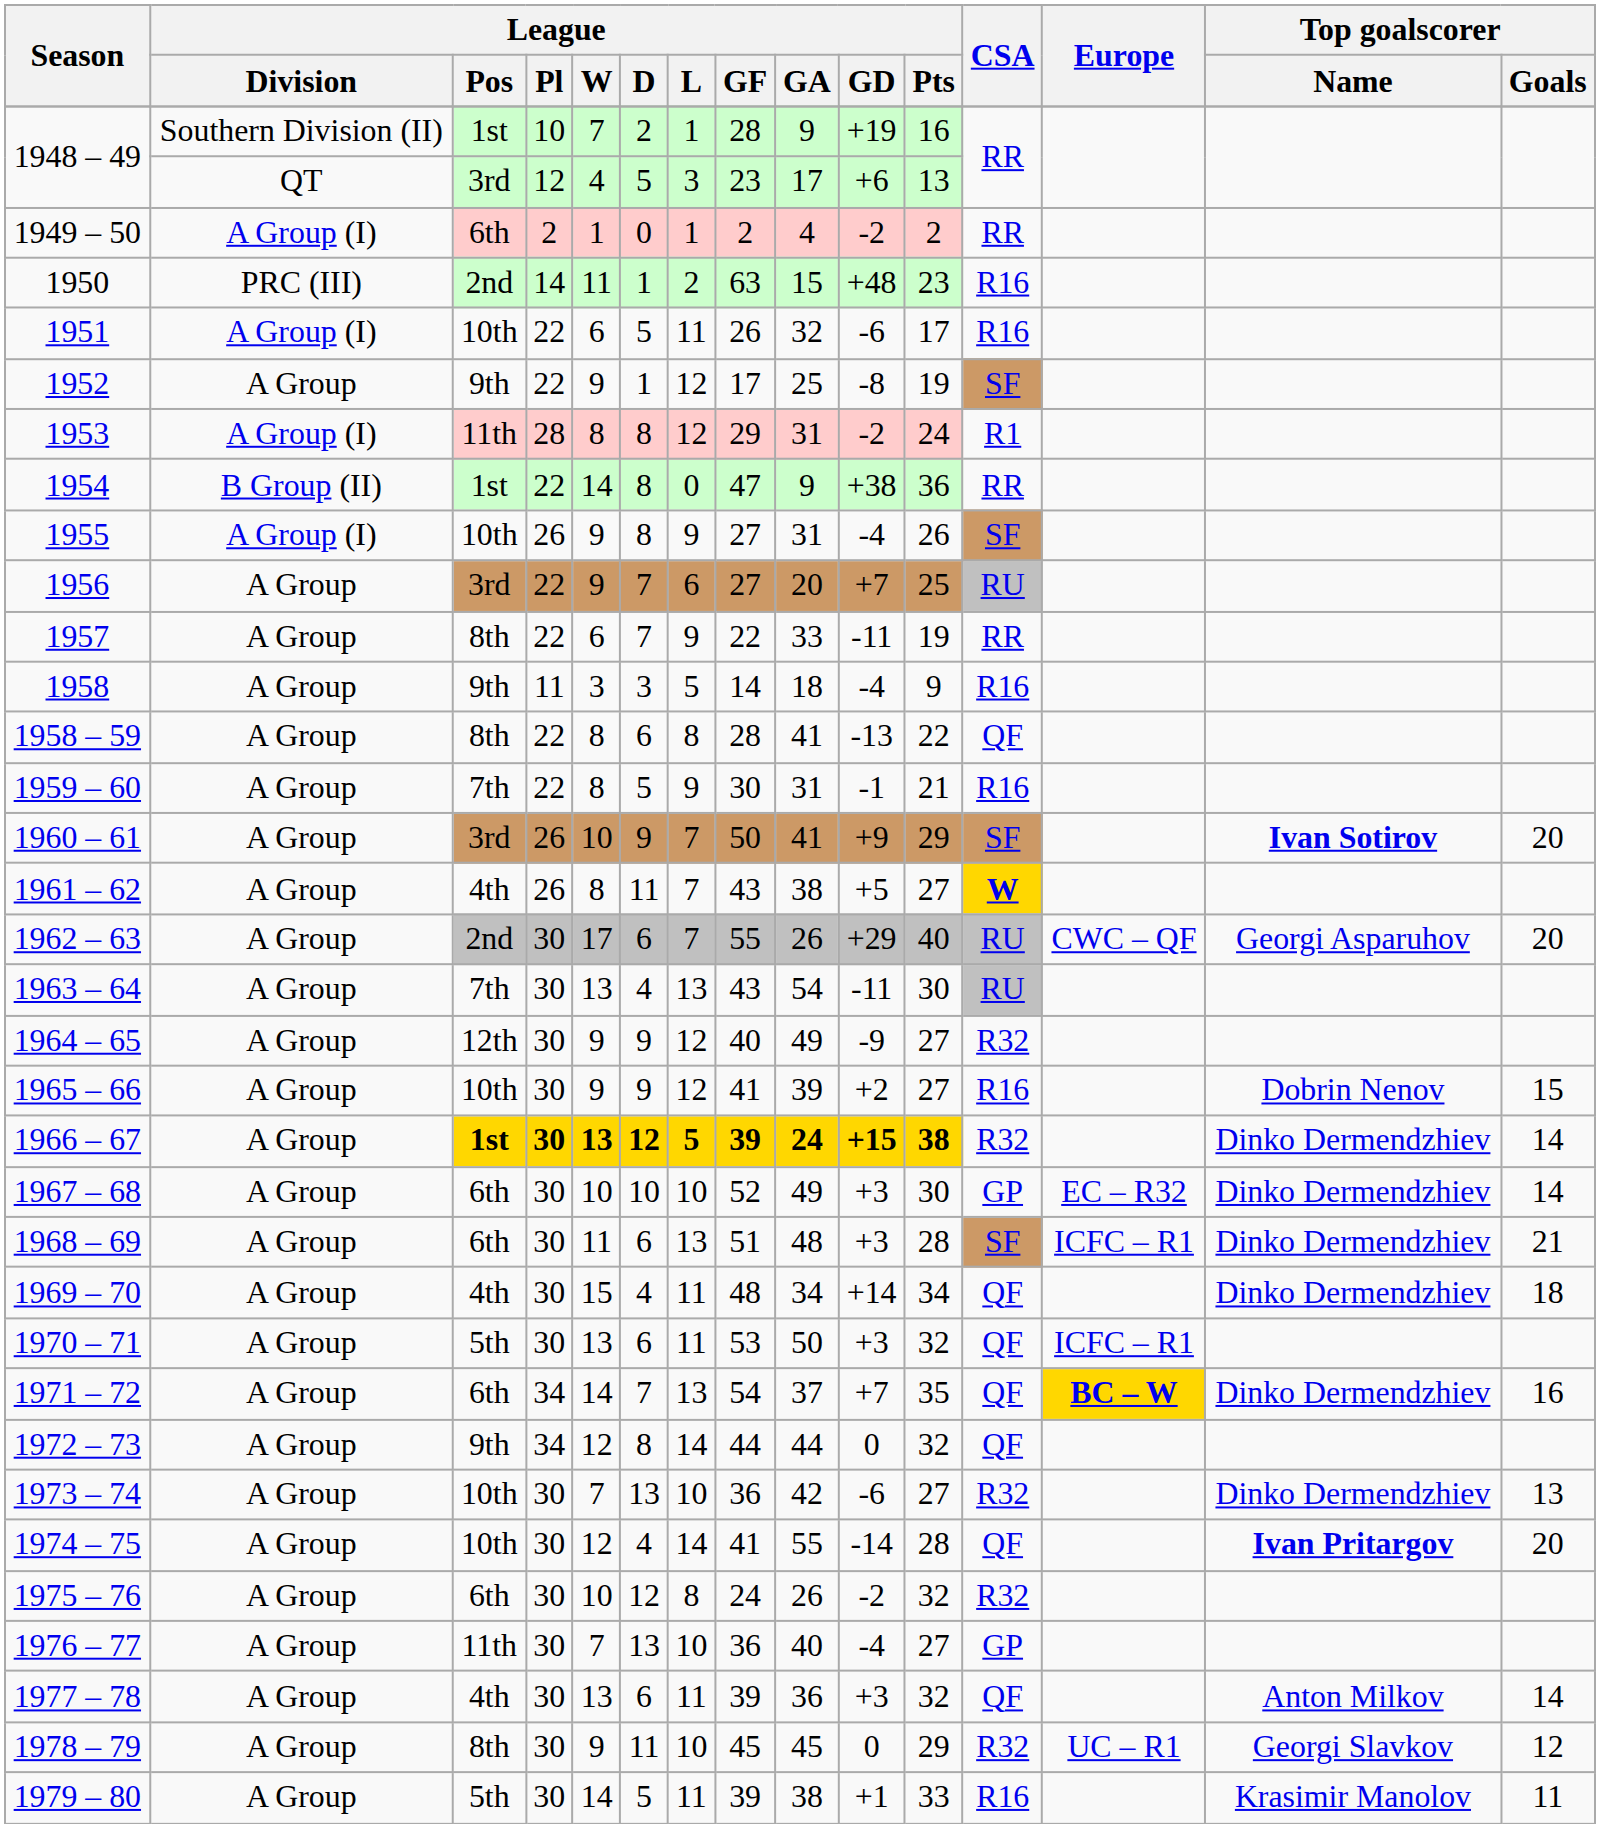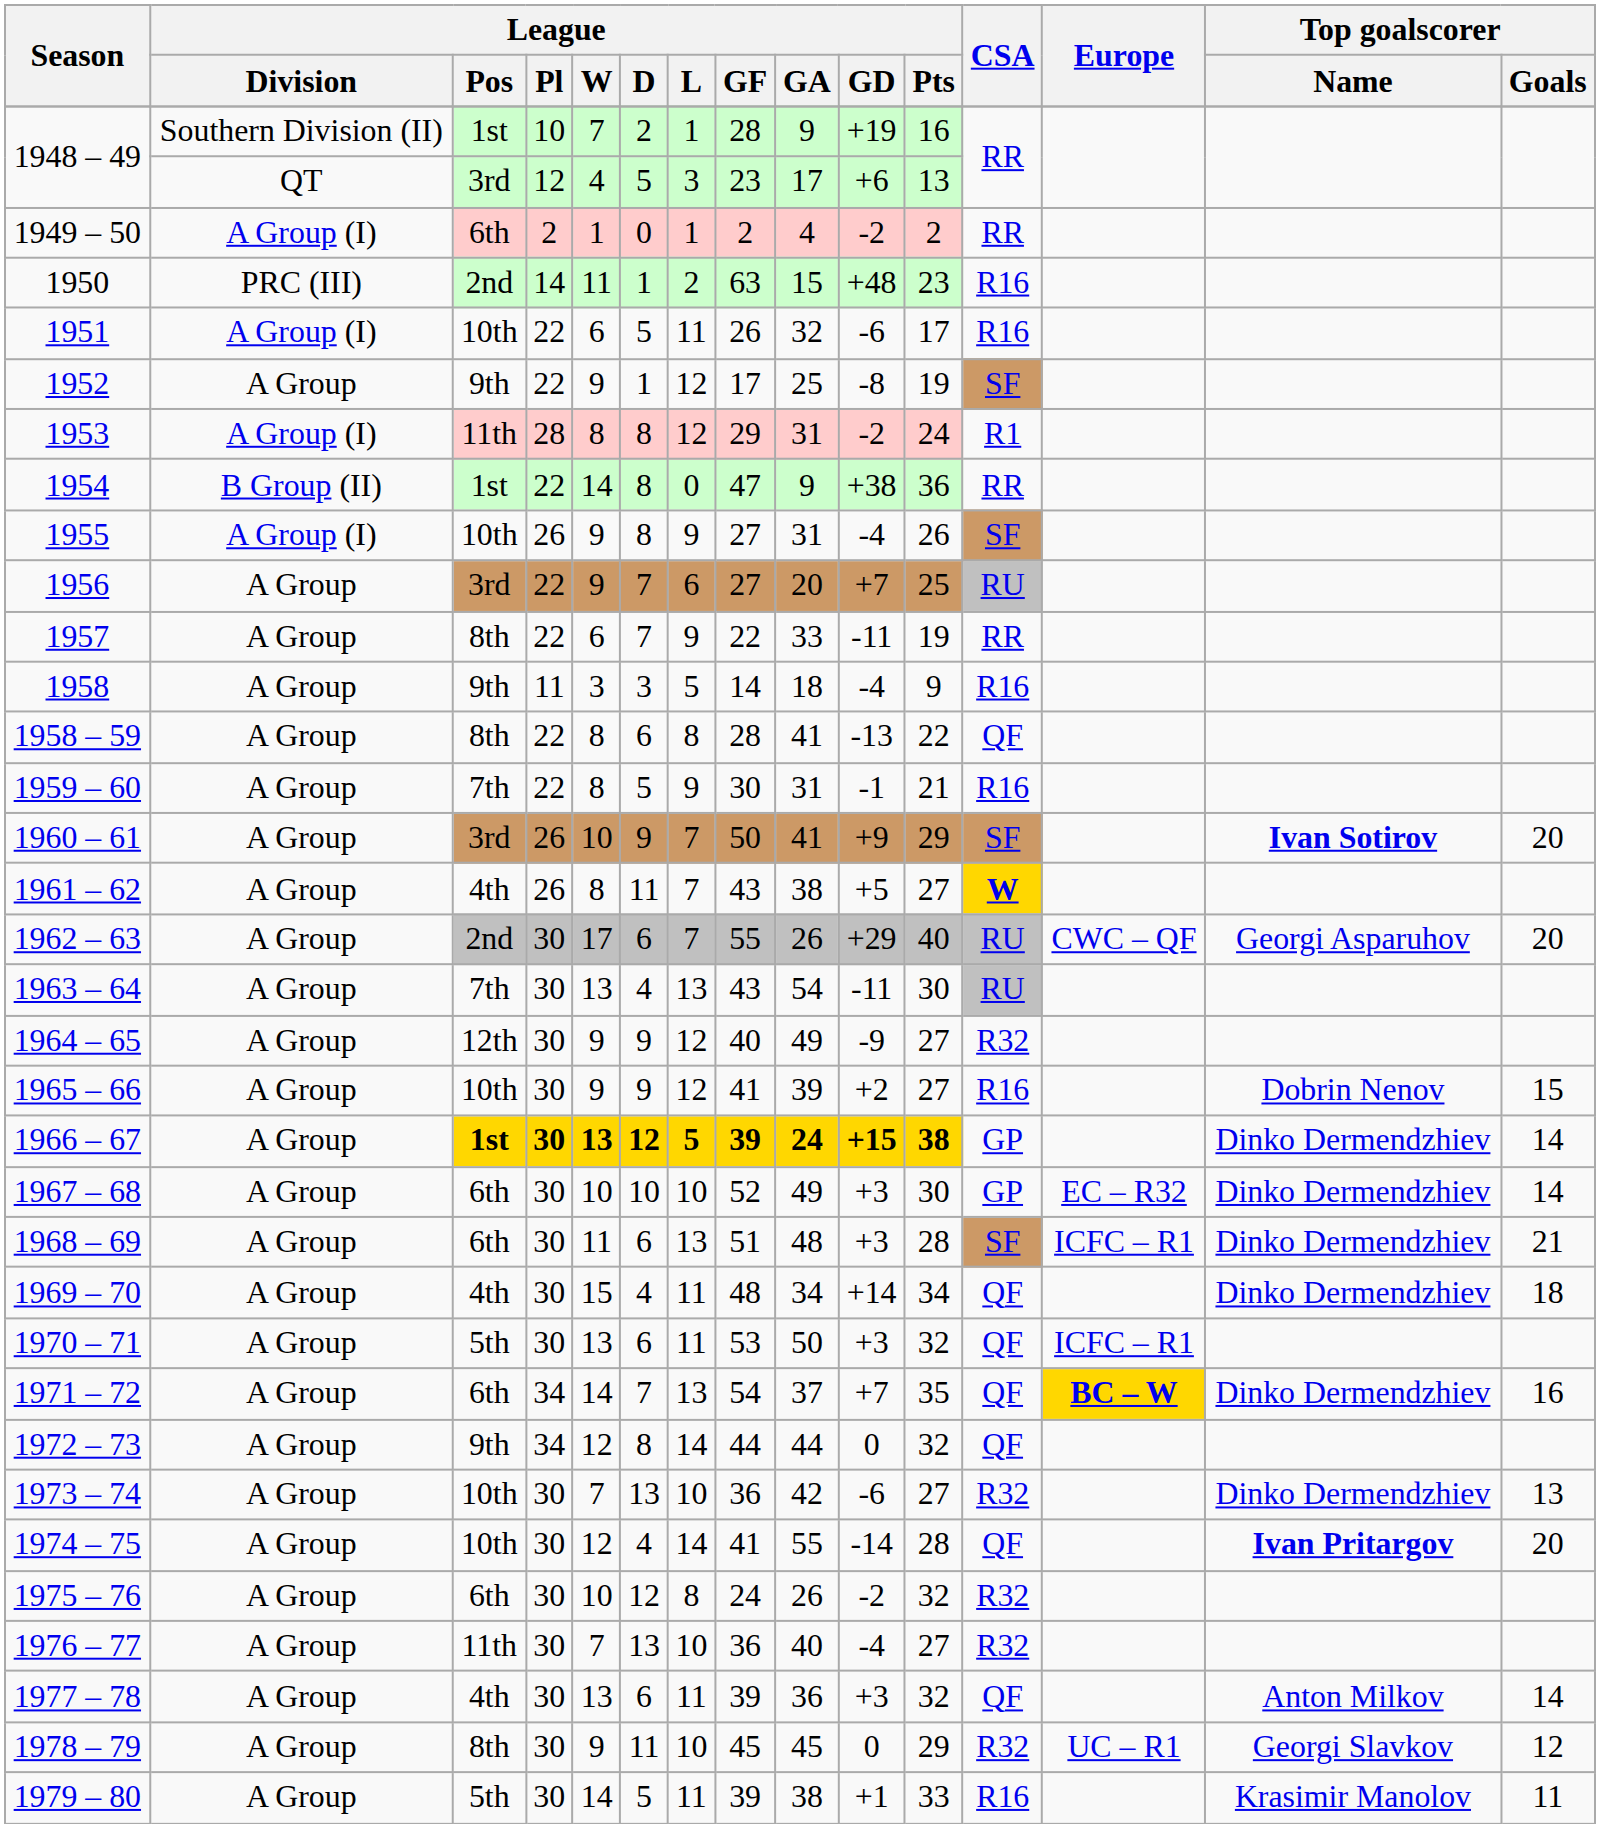(1003, 1140) R32 -> (1003, 1140) GP
(1003, 1645) GP -> (1003, 1645) R32
